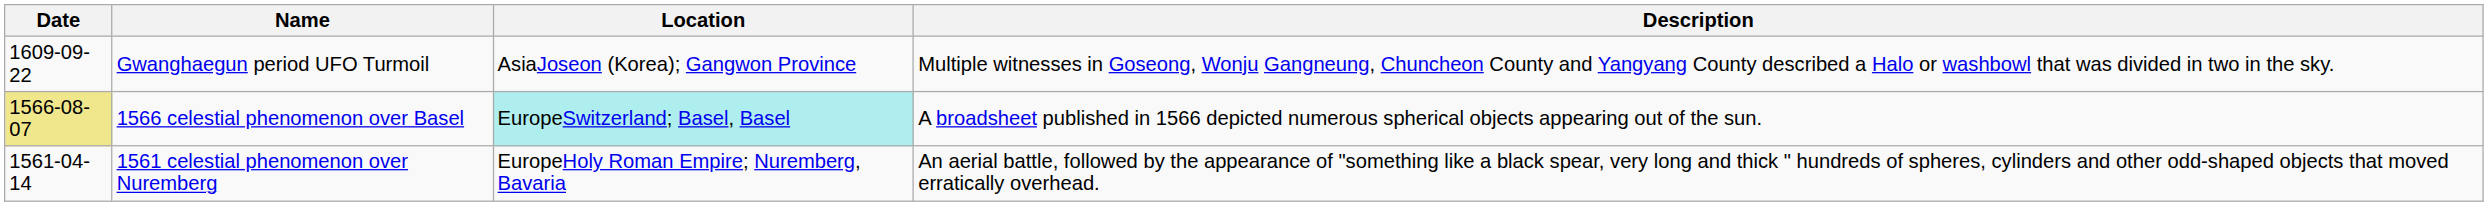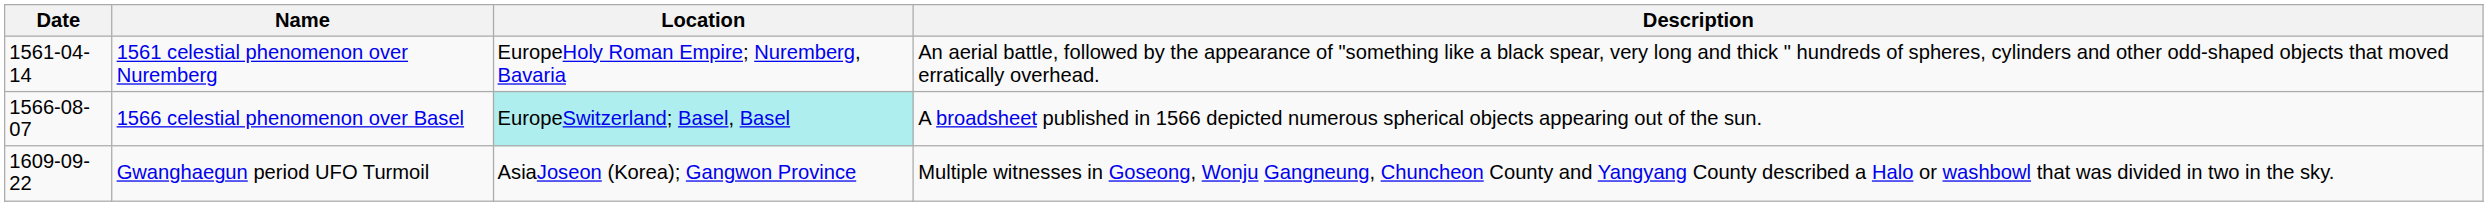rows swapped: (262, 173) <-> (273, 63)
(50, 118) khaki background -> (50, 118) no background
